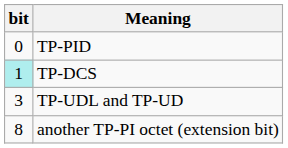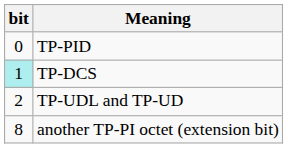(19, 101) 3 -> (19, 101) 2
